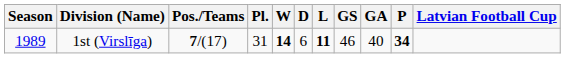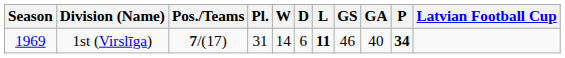(30, 40) 1989 -> (30, 40) 1969
(283, 40) bold -> (283, 40) normal
